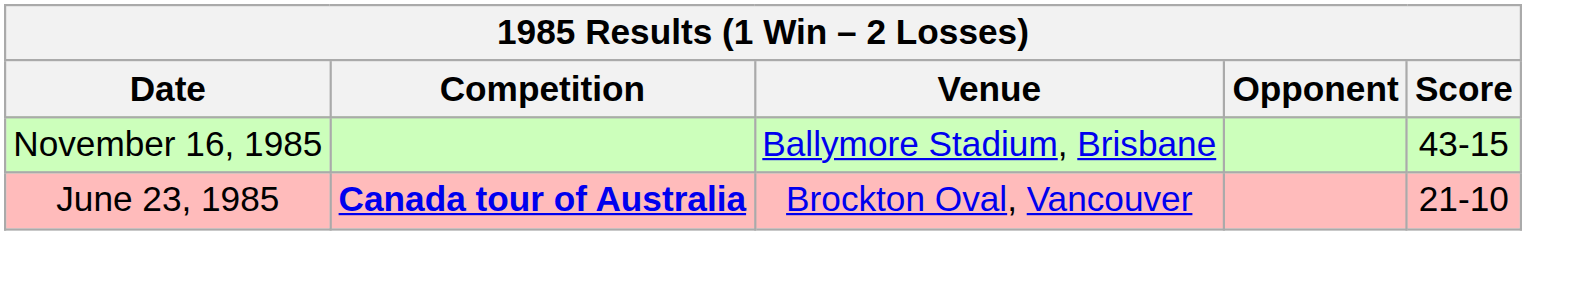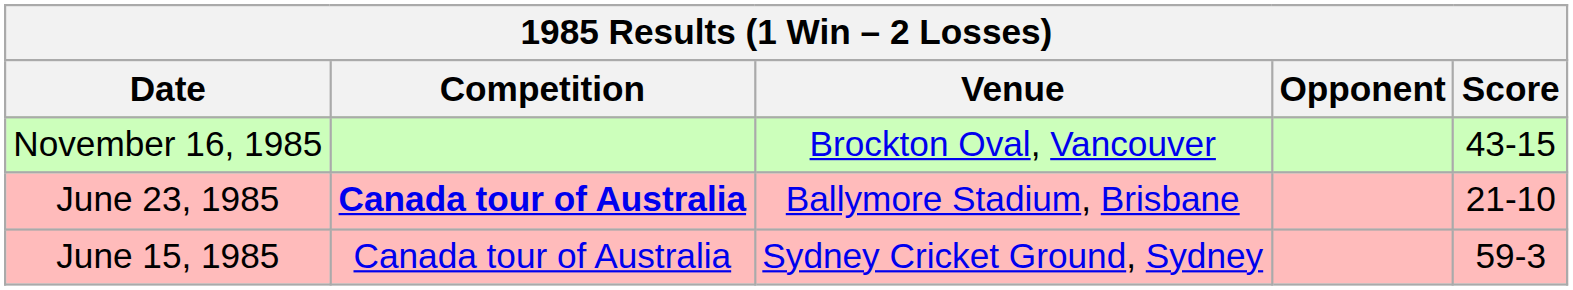(989, 144) Ballymore Stadium, Brisbane -> (1013, 144) Brockton Oval, Vancouver
(989, 199) Brockton Oval, Vancouver -> (1013, 199) Ballymore Stadium, Brisbane
+ row: (168, 255)
